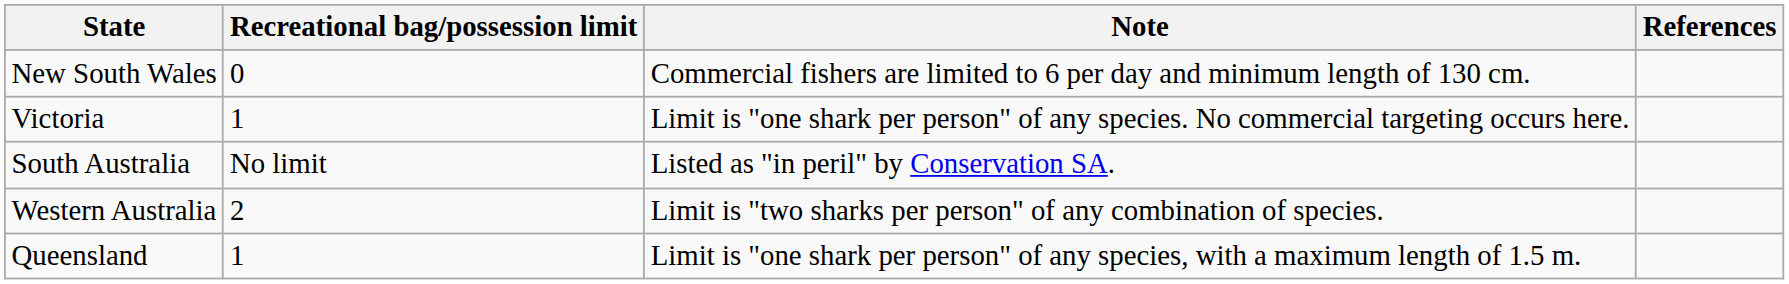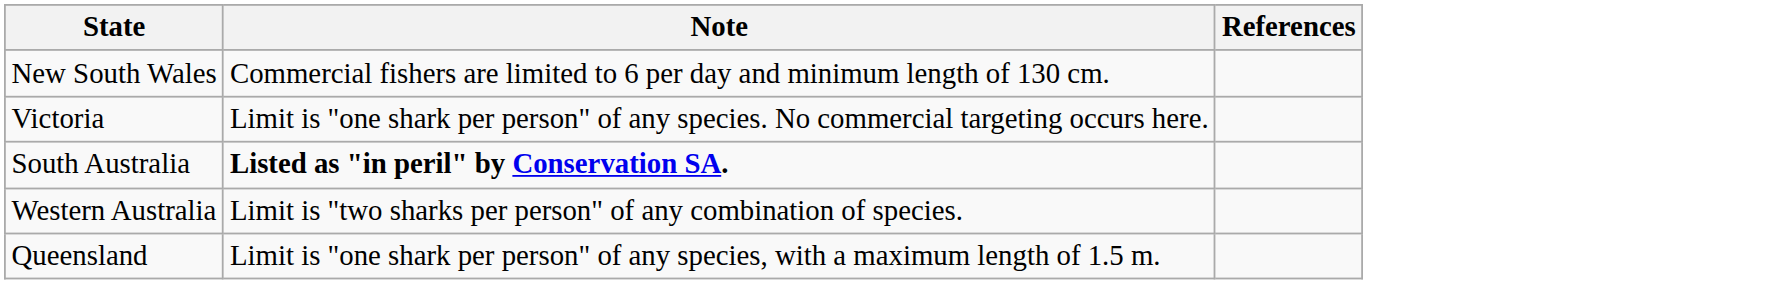- column: (434, 27)
(883, 164) normal -> (479, 164) bold
